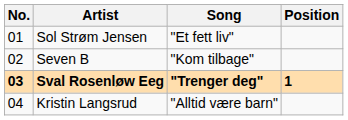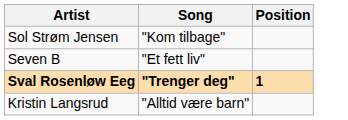- column: (19, 15)
(202, 37) "Et fett liv" -> (183, 37) "Kom tilbage"
(212, 59) "Kom tilbage" -> (173, 59) "Et fett liv"
